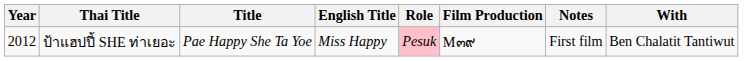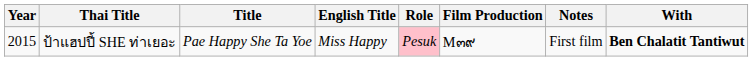(22, 41) 2012 -> (22, 41) 2015
(672, 41) normal -> (677, 41) bold
